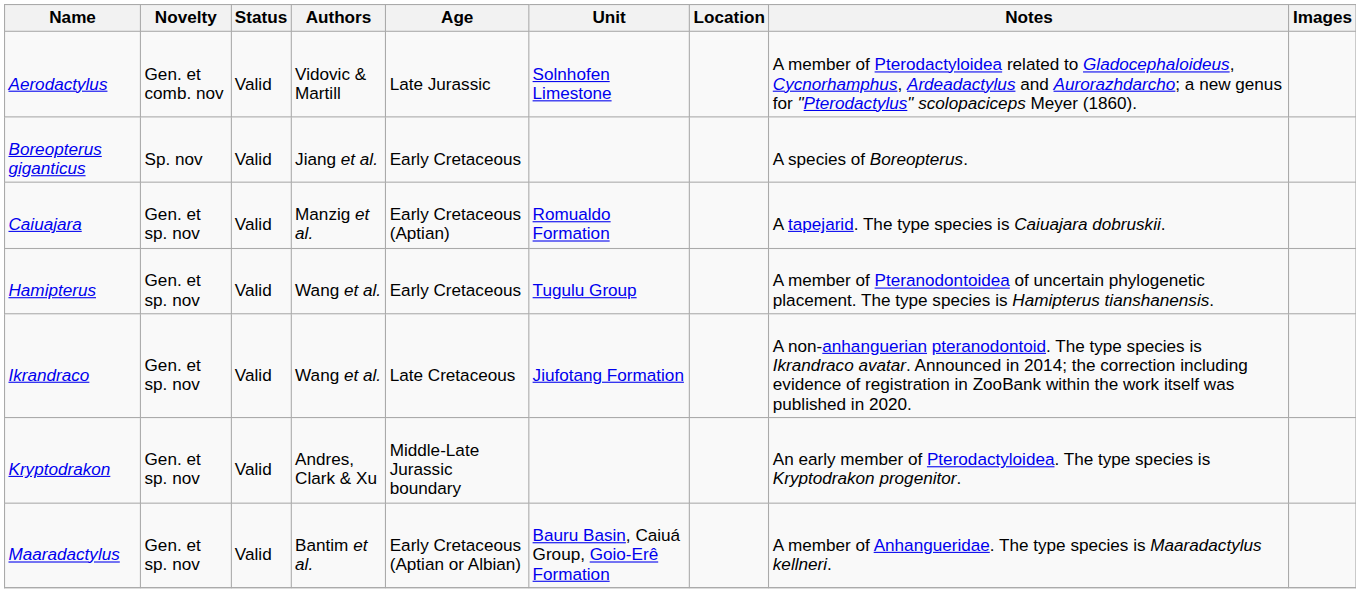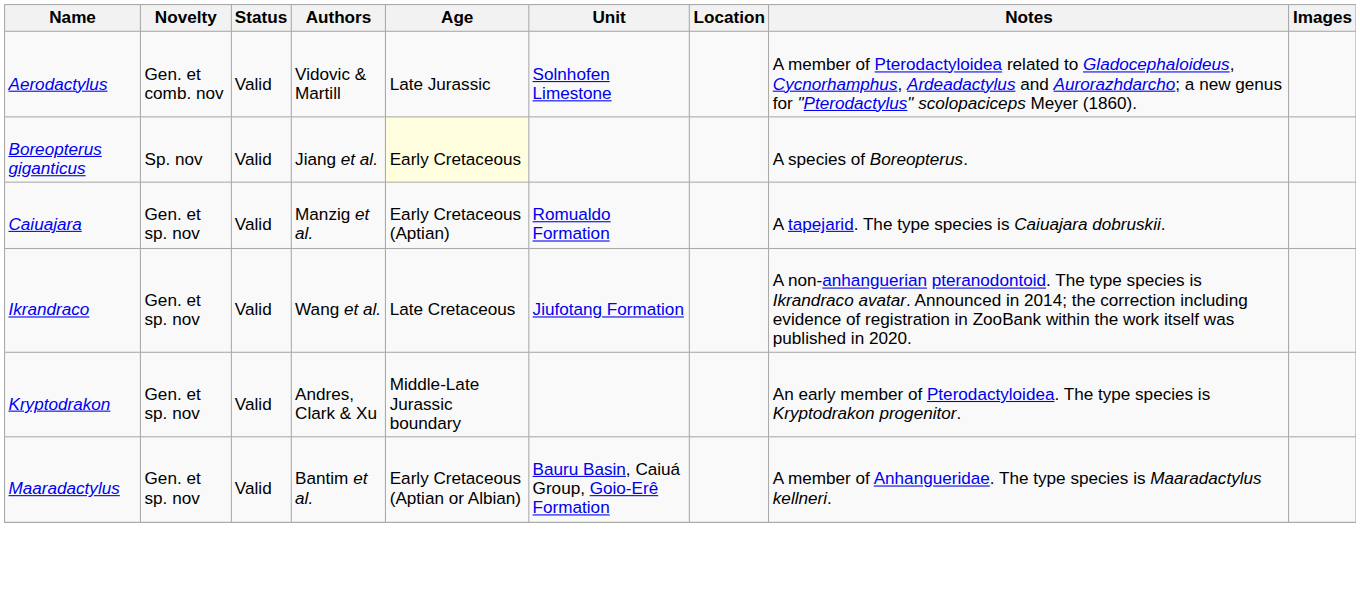(455, 159) no background -> (455, 159) lightyellow background
- row: (52, 290)
